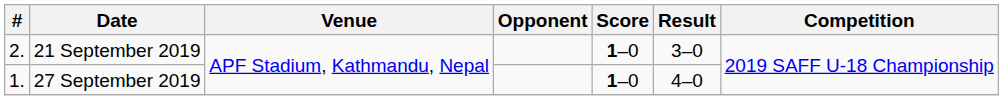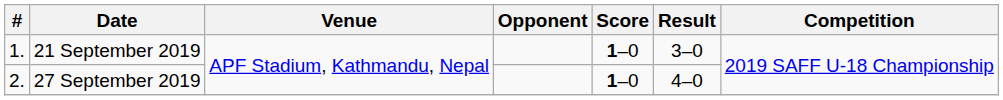(17, 50) 2. -> (17, 50) 1.
(17, 80) 1. -> (17, 80) 2.
